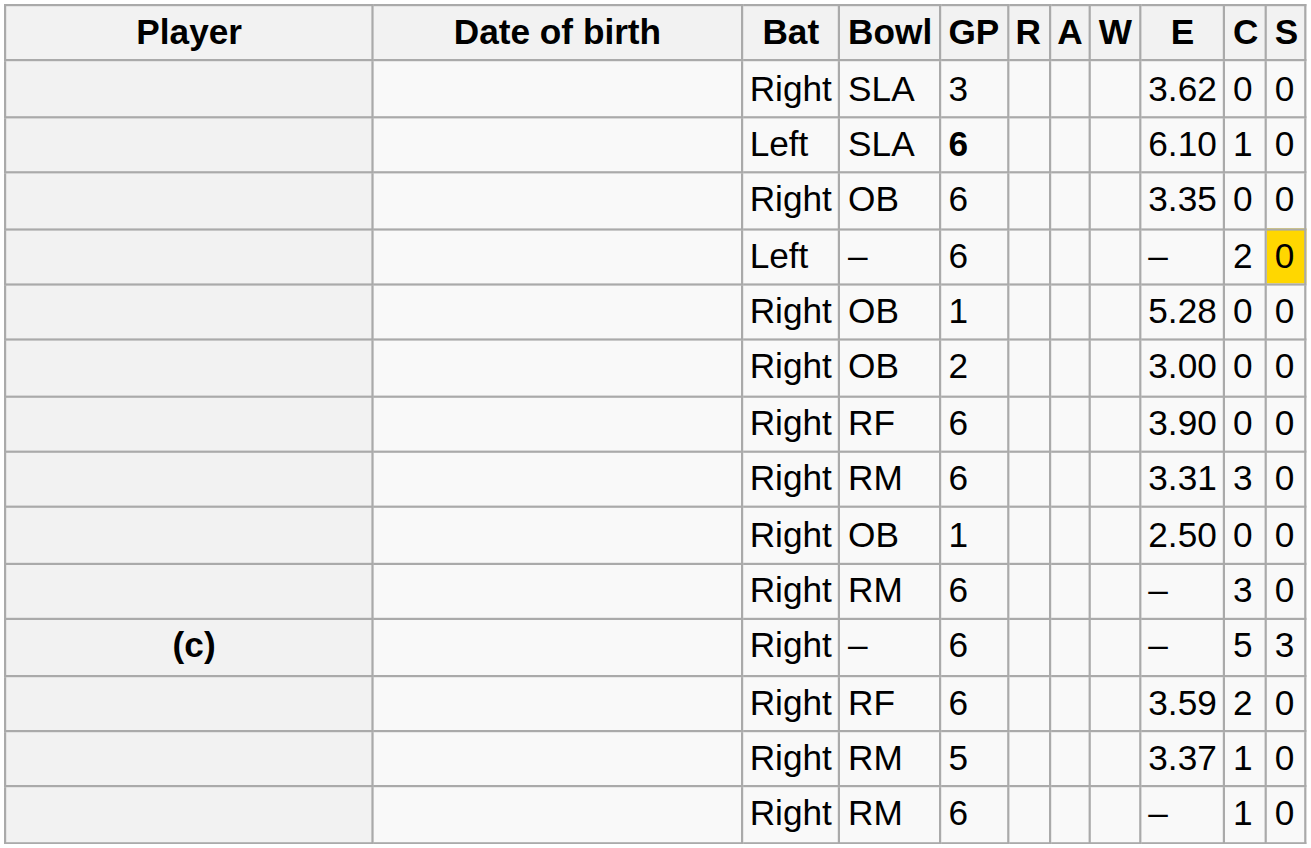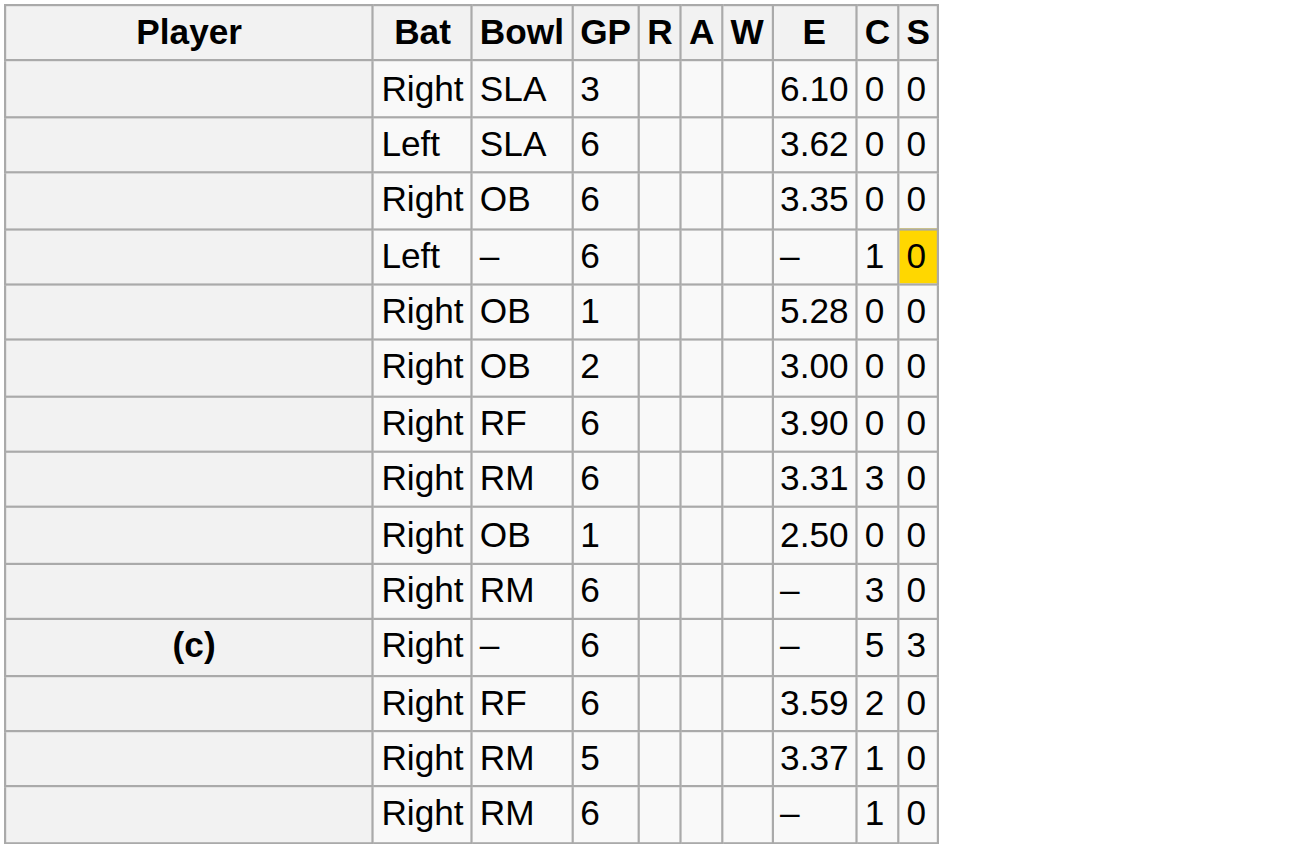- column: (557, 32)
(1183, 88) 3.62 -> (814, 88) 6.10
(958, 144) bold -> (590, 144) normal
(1183, 144) 6.10 -> (814, 144) 3.62
(1243, 144) 1 -> (875, 144) 0
(1243, 255) 2 -> (875, 255) 1
